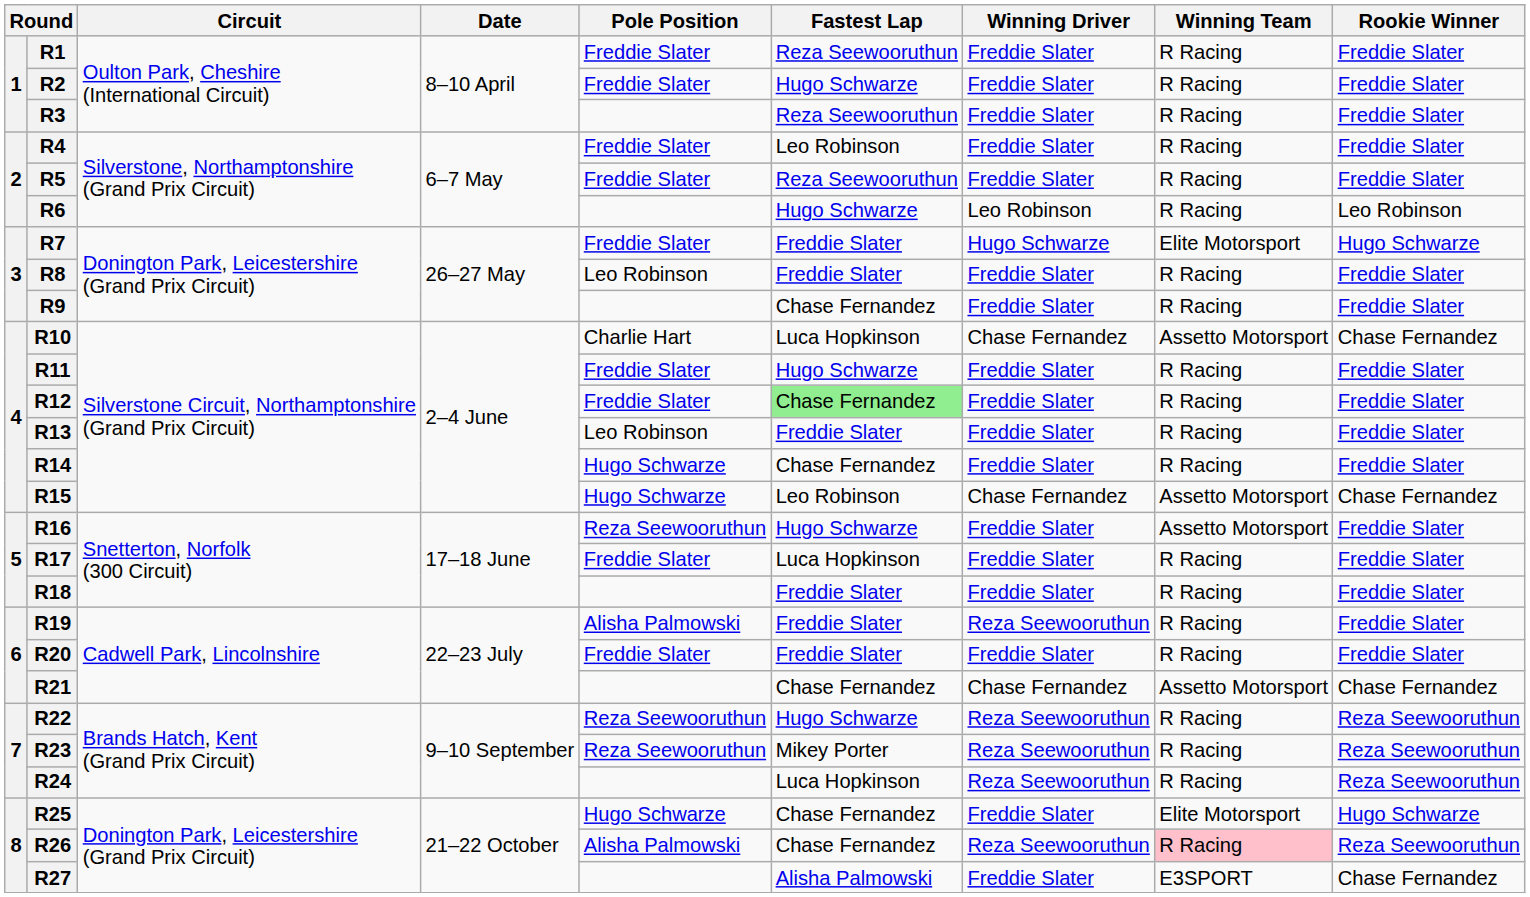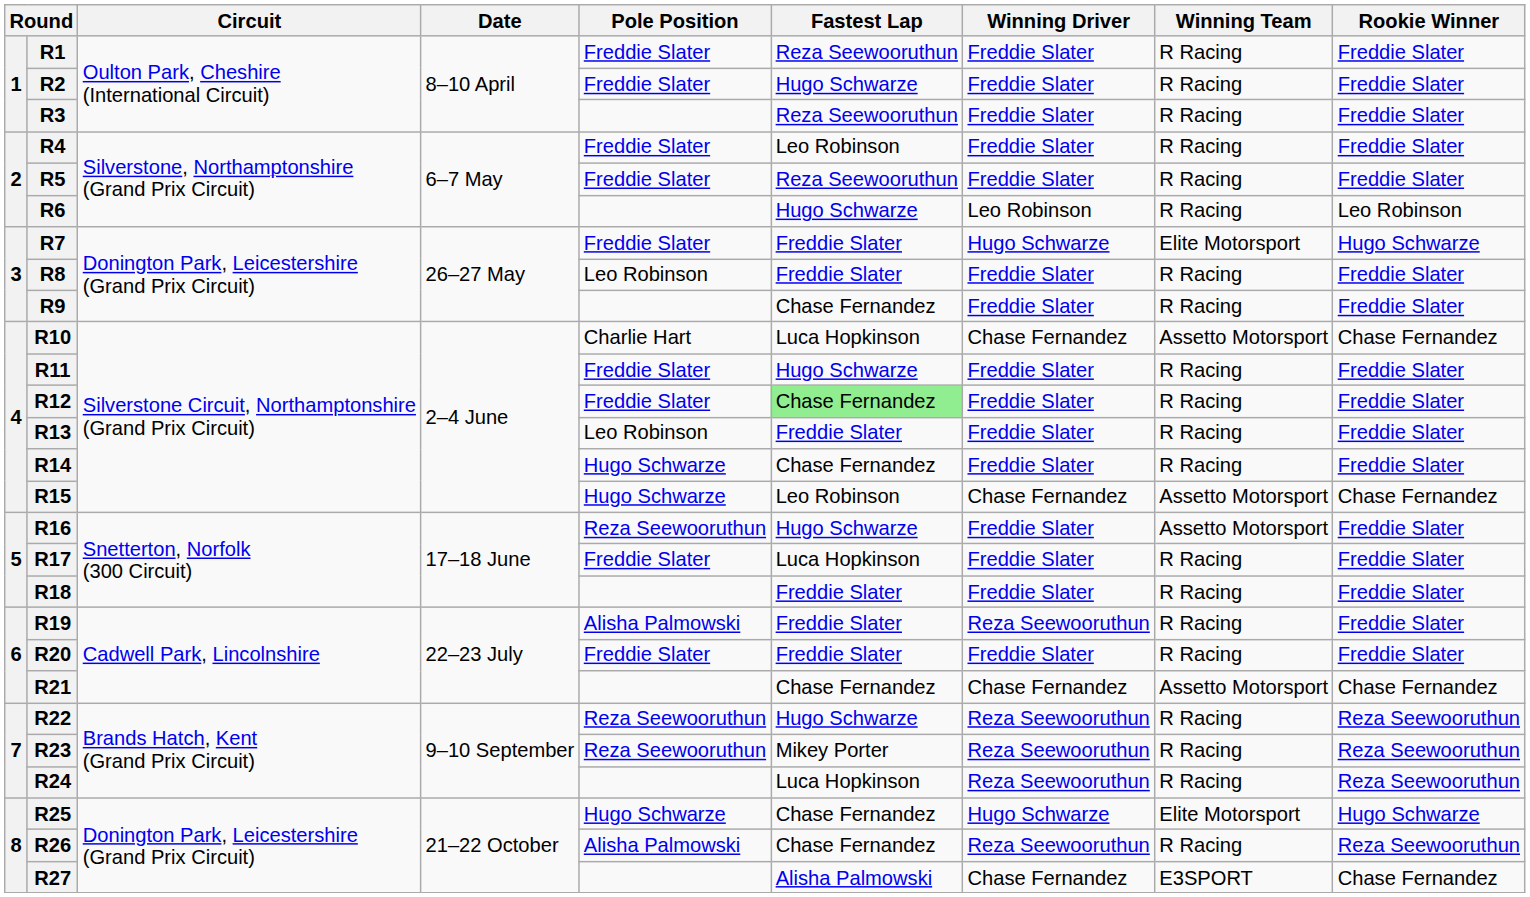(1031, 813) Freddie Slater -> (1038, 813) Hugo Schwarze
(1201, 845) pink background -> (1201, 845) no background
(1031, 877) Freddie Slater -> (1047, 877) Chase Fernandez
